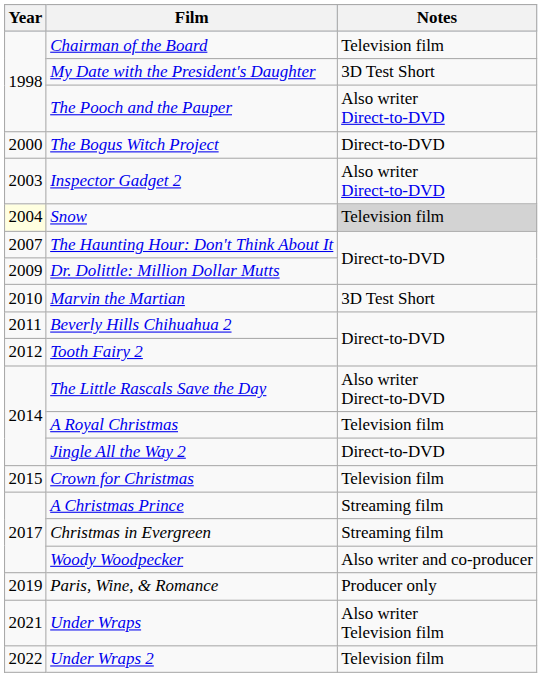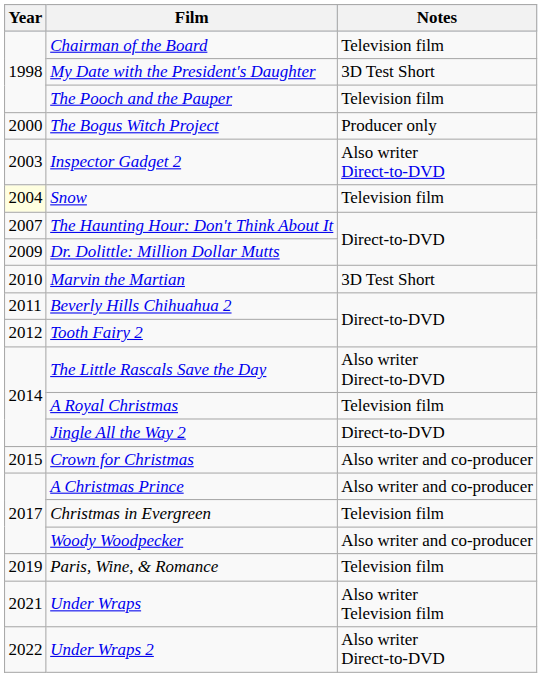(393, 108) Also writer Direct-to-DVD -> (393, 98) Television film
(393, 144) Direct-to-DVD -> (389, 125) Producer only
(393, 217) lightgrey background -> (393, 198) no background
(393, 478) Television film -> (437, 459) Also writer and co-producer
(392, 505) Streaming film -> (437, 486) Also writer and co-producer
(392, 532) Streaming film -> (393, 513) Television film
(389, 586) Producer only -> (393, 567) Television film
(393, 659) Television film -> (393, 649) Also writer Direct-to-DVD
